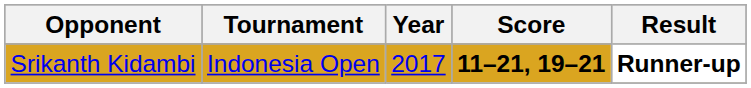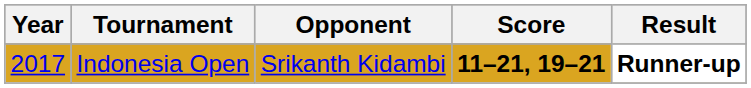columns swapped: (418, 25) <-> (103, 25)
